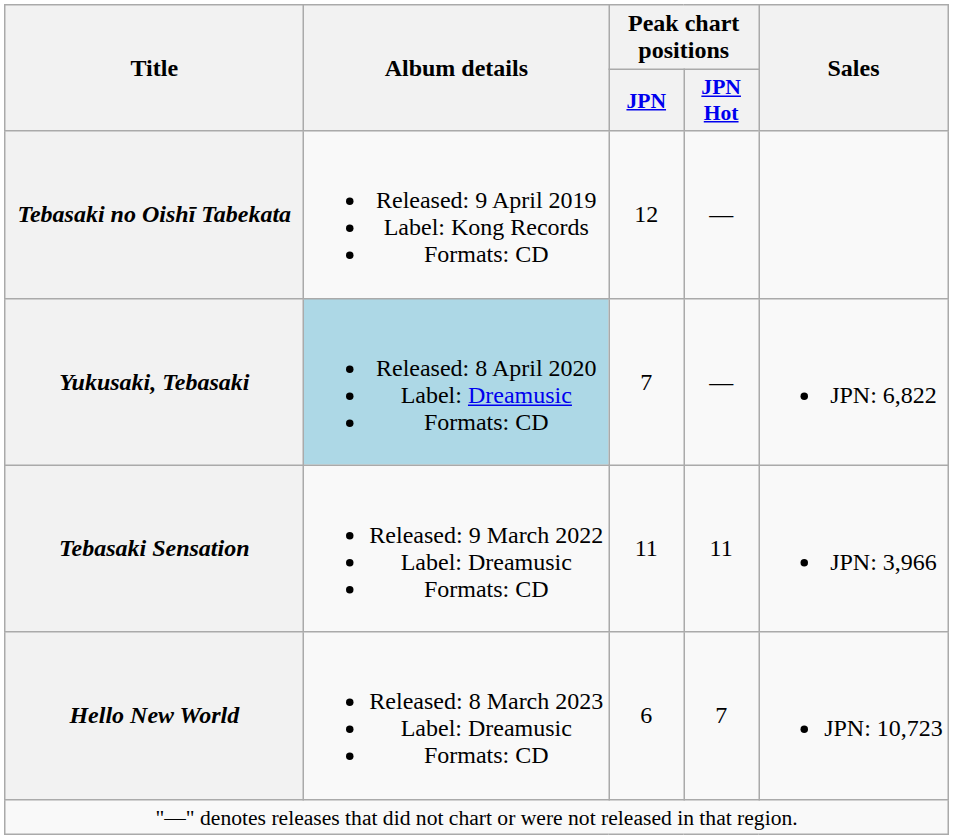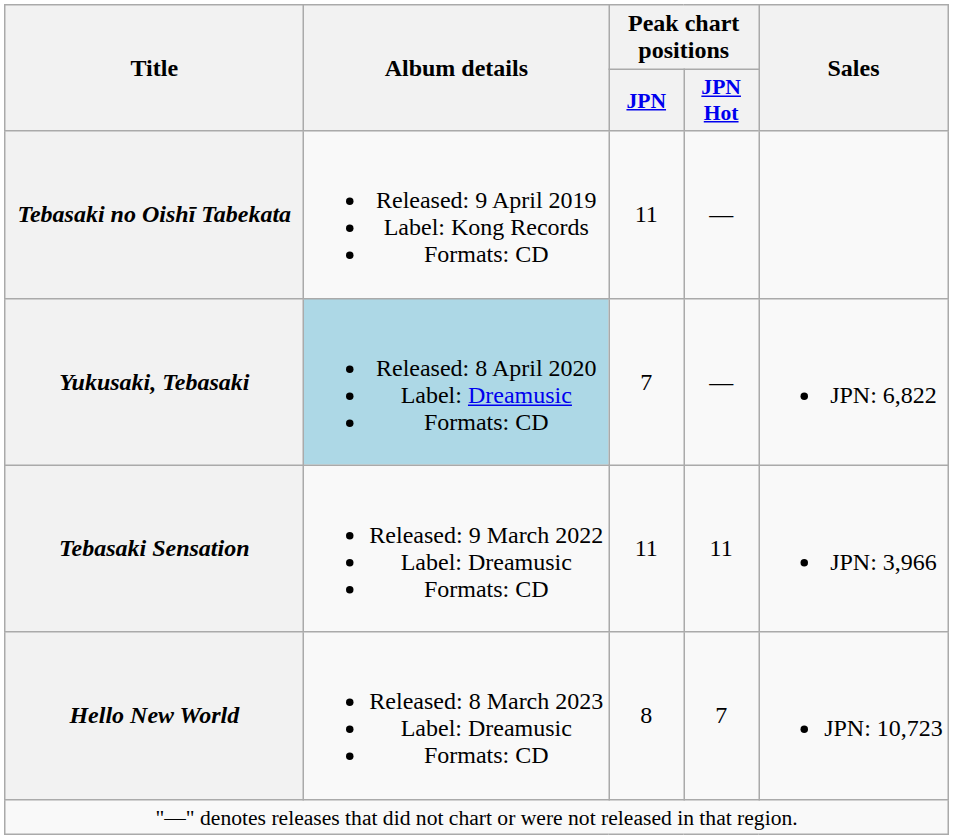(646, 214) 12 -> (646, 214) 11
(646, 715) 6 -> (646, 715) 8
